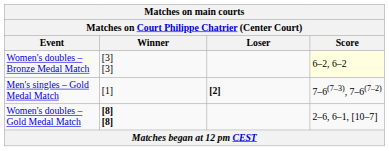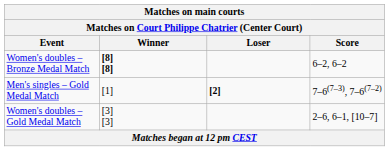(107, 64) [3] [3] -> (107, 64) [8] [8]
(329, 64) lightyellow background -> (329, 64) no background
(107, 117) [8] [8] -> (107, 117) [3] [3]
